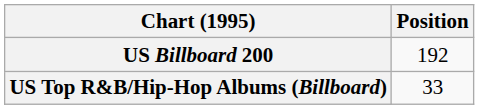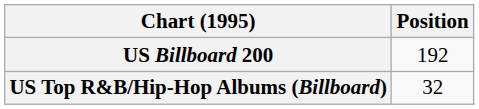(433, 87) 33 -> (433, 87) 32
